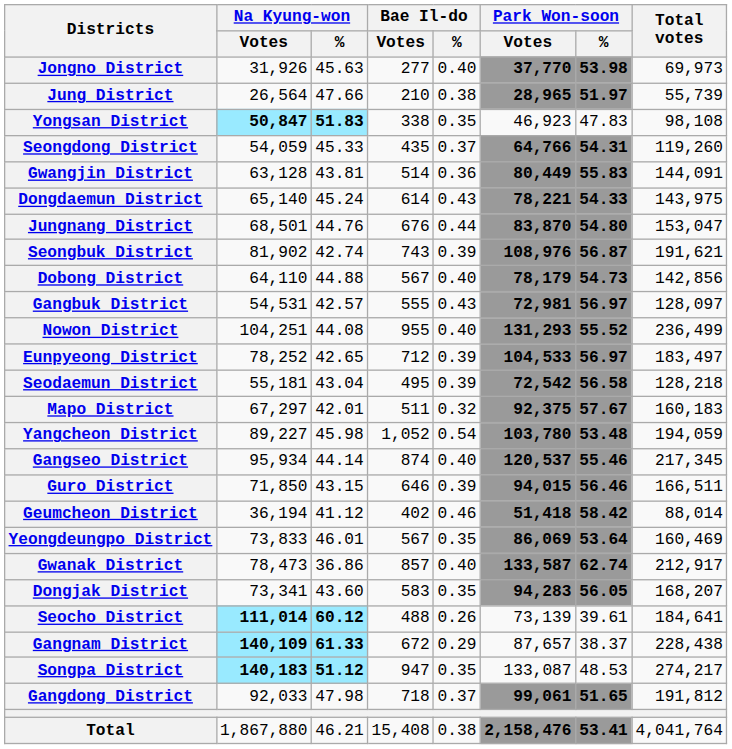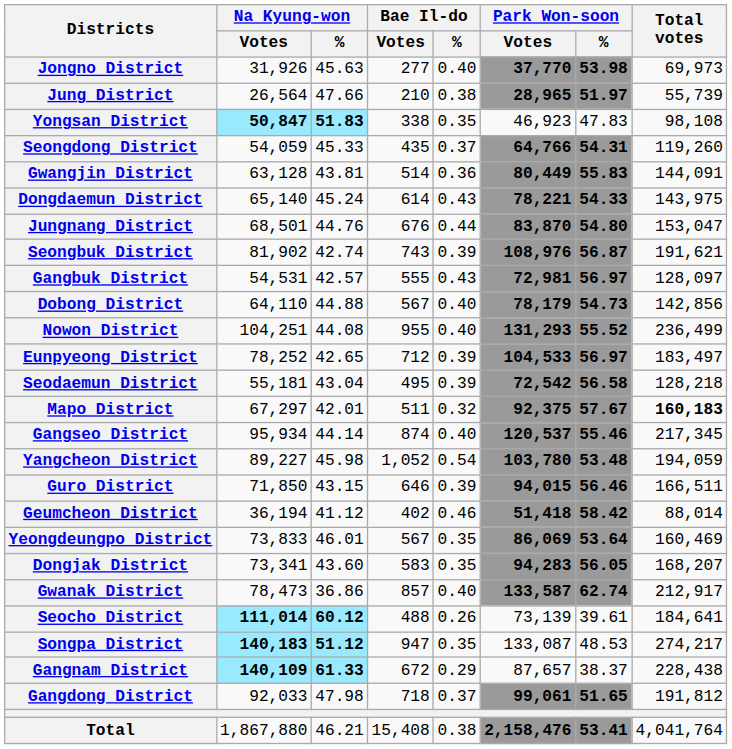rows swapped: (110, 305) <-> (110, 279)
(689, 410) normal -> (689, 410) bold
rows swapped: (110, 436) <-> (110, 462)
rows swapped: (110, 593) <-> (110, 567)
rows swapped: (110, 645) <-> (110, 671)
